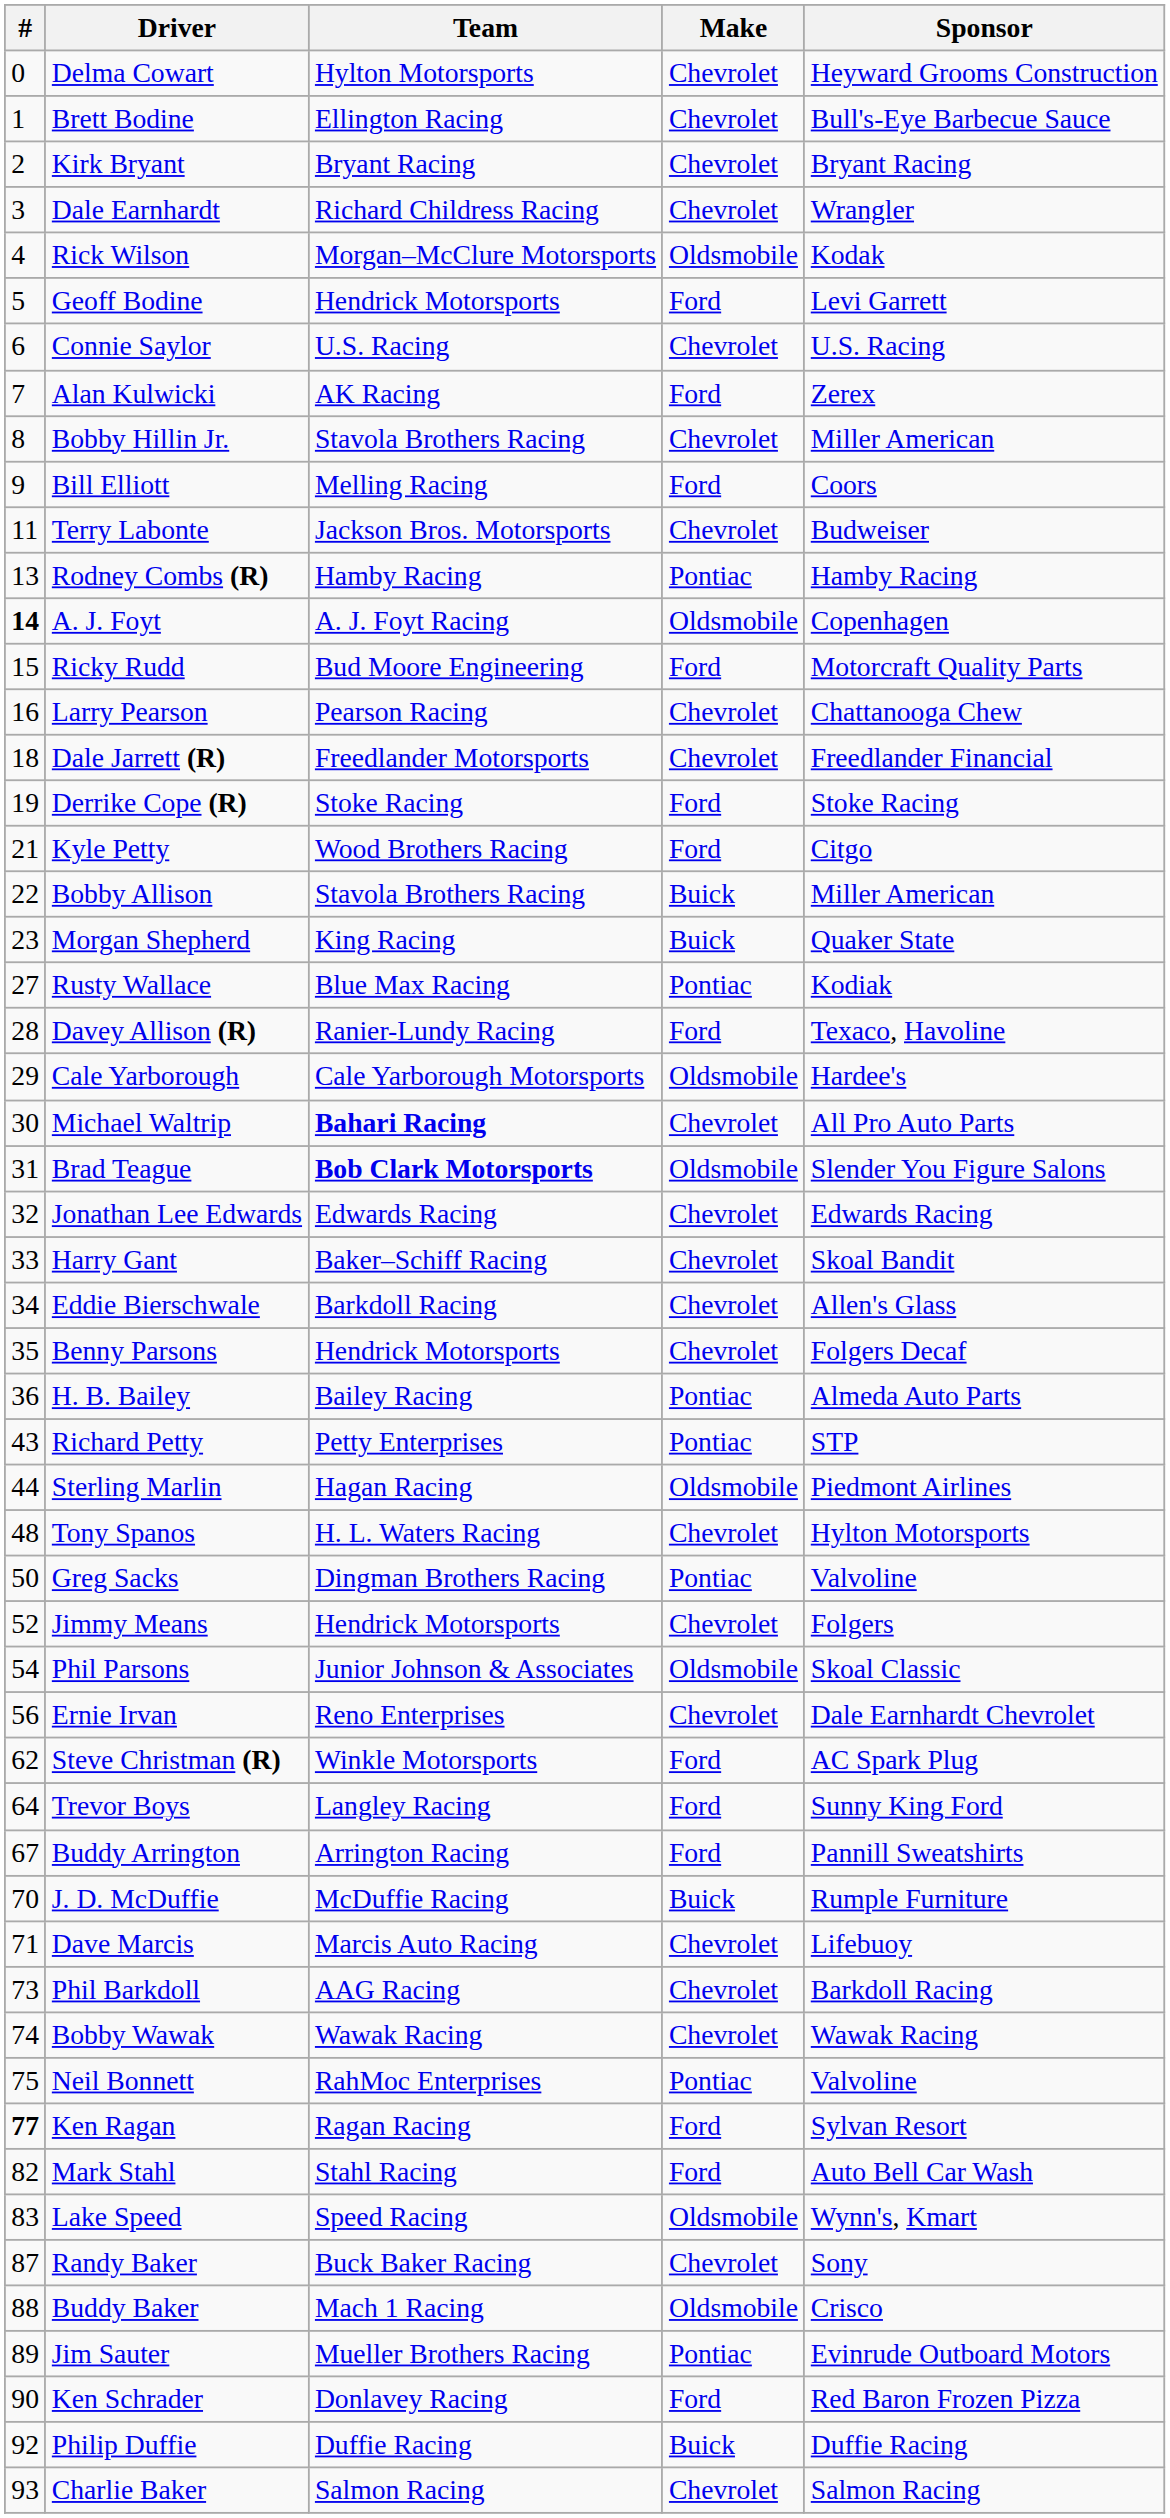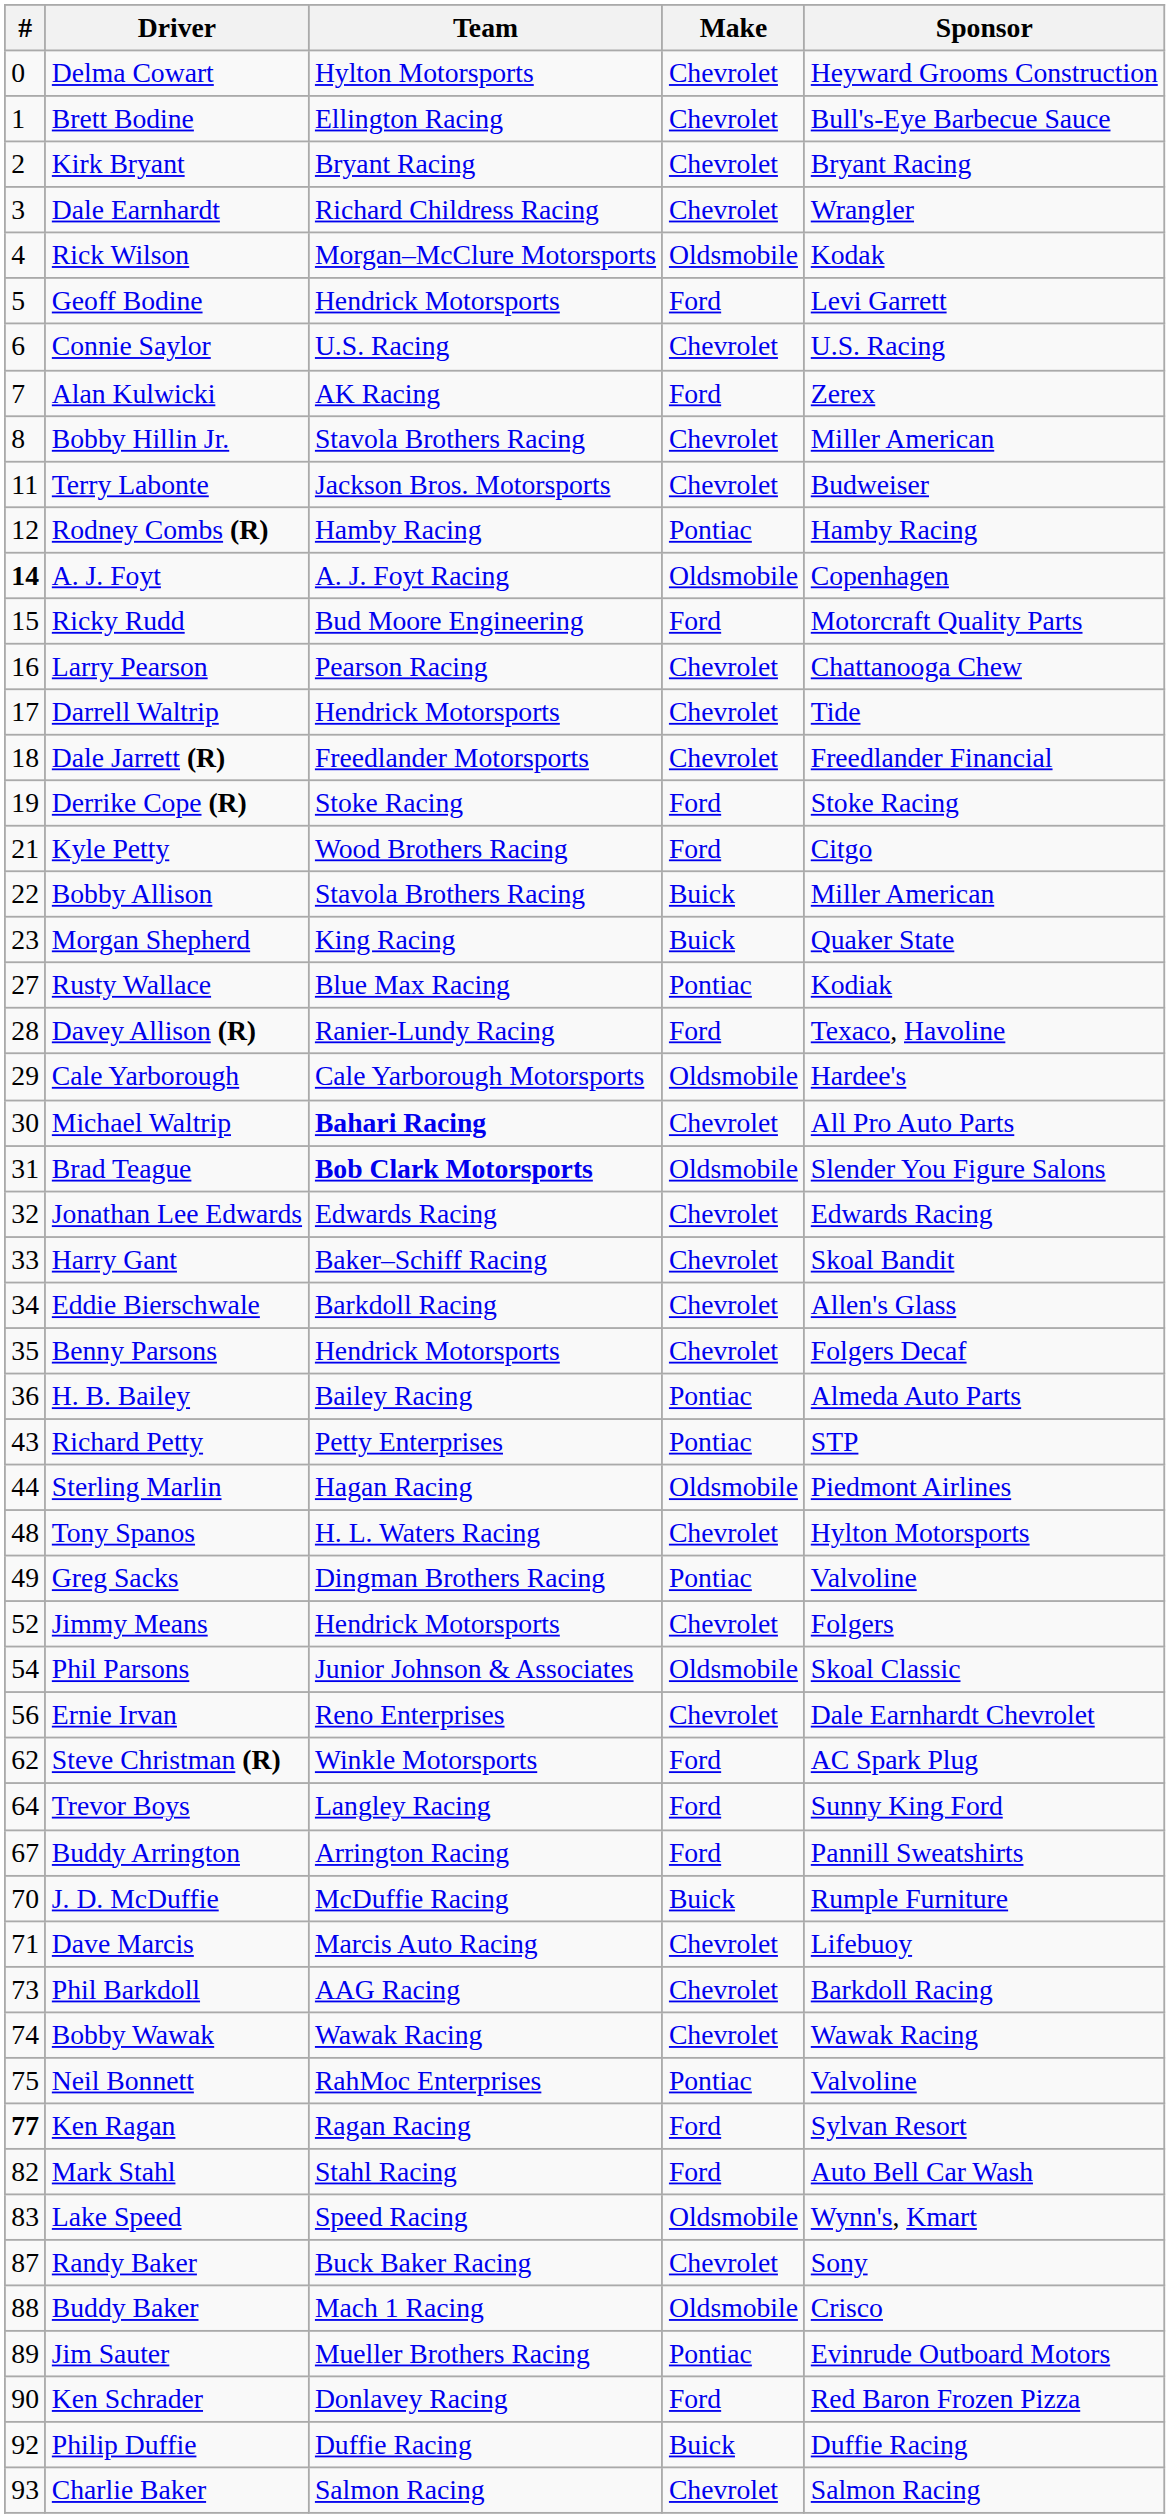- row: (111, 483)
(25, 574) 13 -> (25, 529) 12
+ row: (135, 711)
(25, 1578) 50 -> (25, 1578) 49
